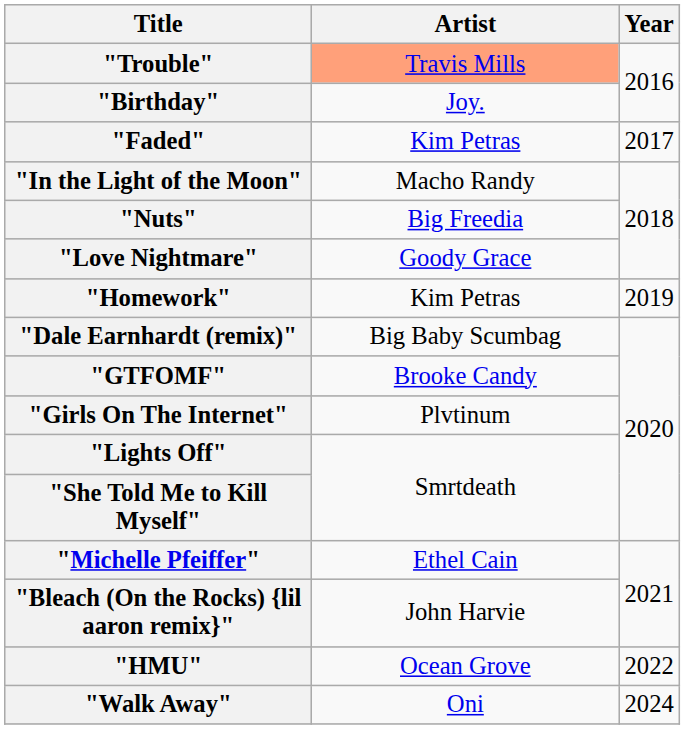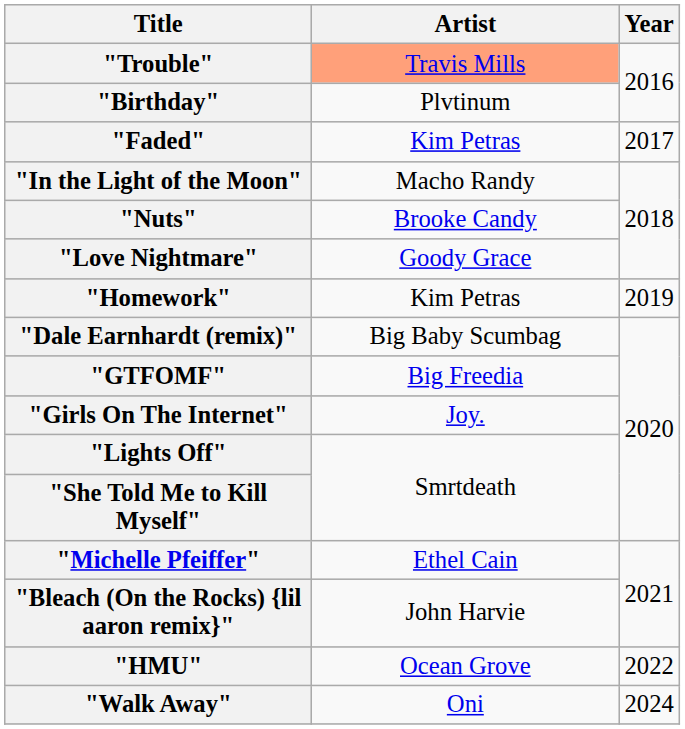(465, 102) Joy. -> (465, 102) Plvtinum
(465, 219) Big Freedia -> (465, 219) Brooke Candy
(465, 375) Brooke Candy -> (465, 375) Big Freedia
(465, 414) Plvtinum -> (465, 414) Joy.
